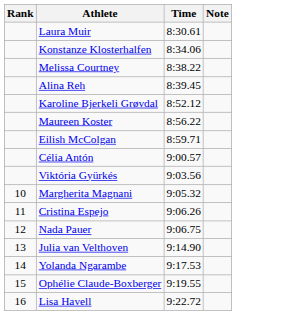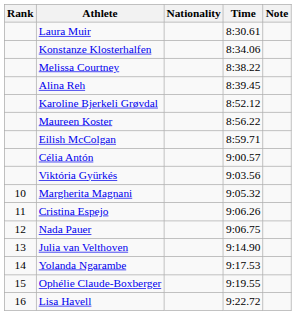+ column: (194, 13)
